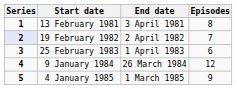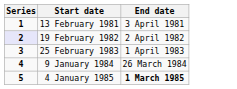- column: (210, 11)
(155, 78) normal -> (155, 78) bold
